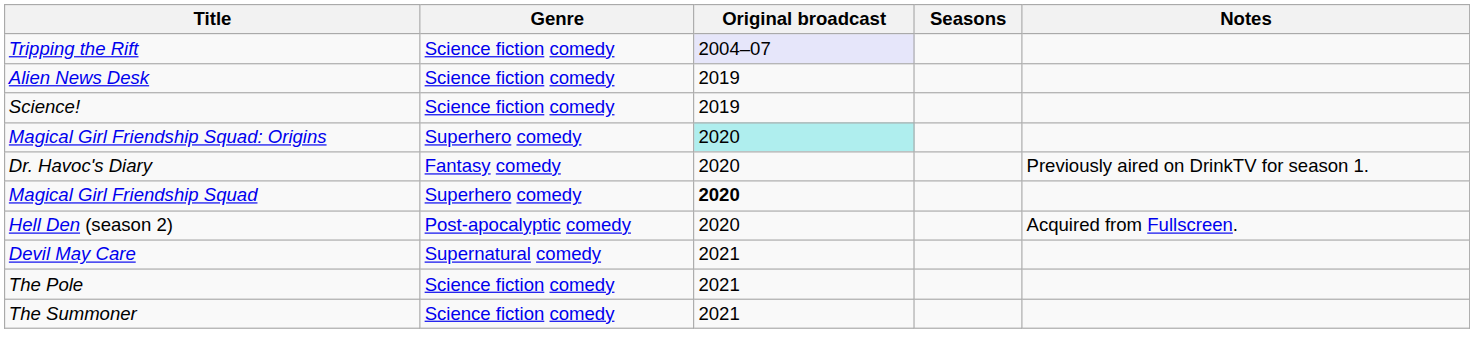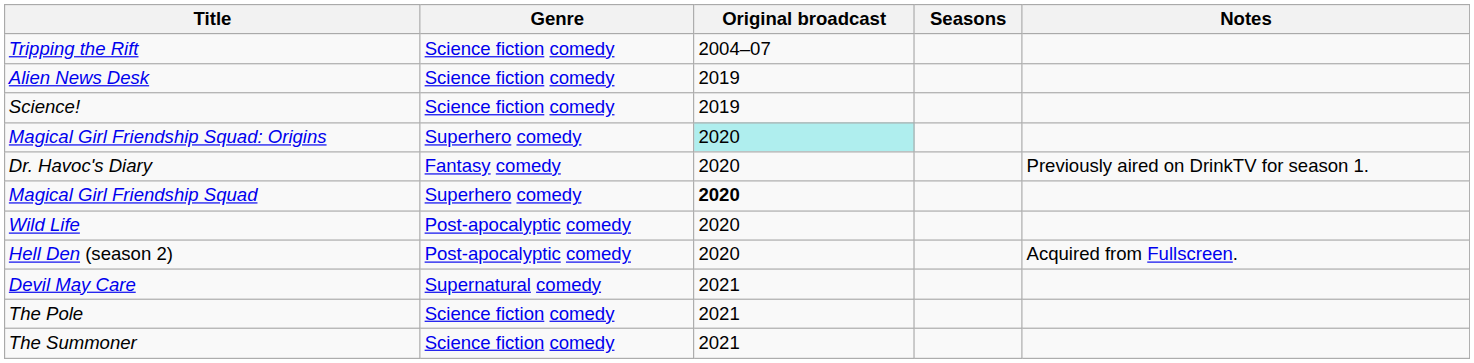(735, 48) lavender background -> (735, 48) no background
+ row: (44, 225)
